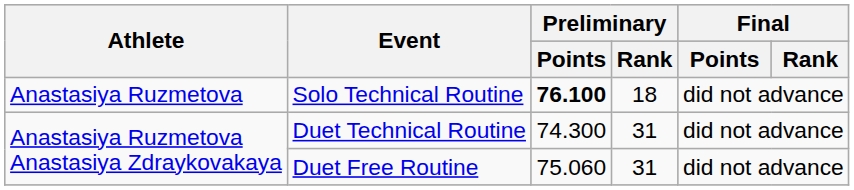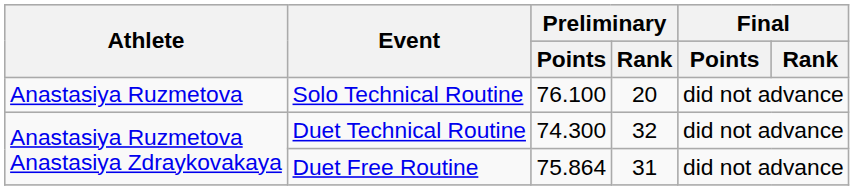(571, 95) bold -> (571, 95) normal
(645, 95) 18 -> (645, 95) 20
(645, 131) 31 -> (645, 131) 32
(571, 167) 75.060 -> (571, 167) 75.864
